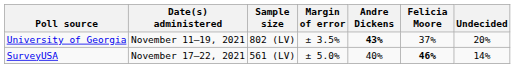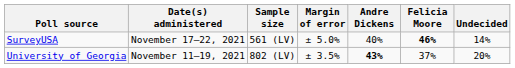rows swapped: (32, 55) <-> (67, 39)
